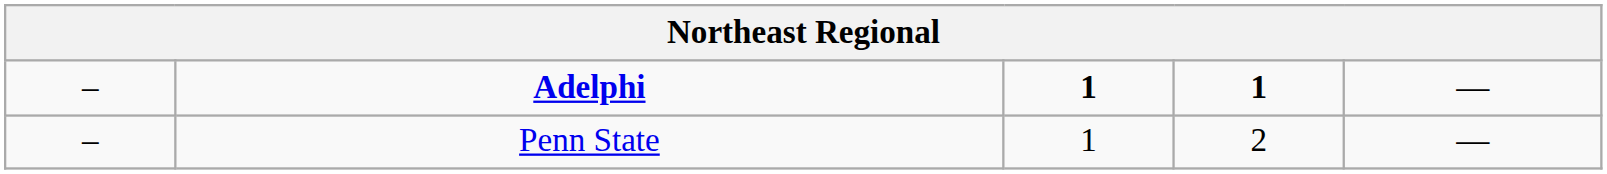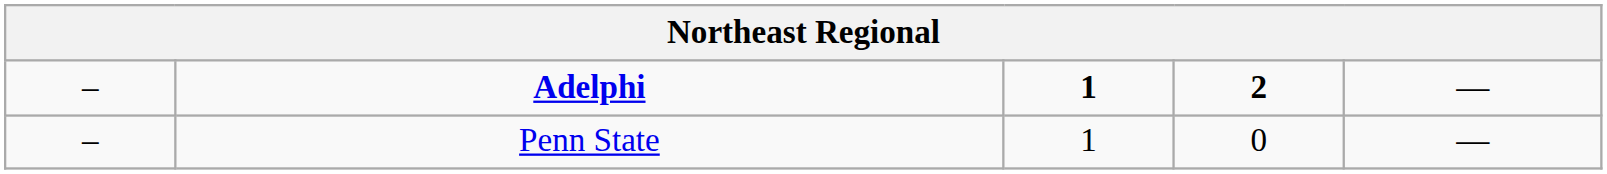(1259, 86) 1 -> (1259, 86) 2
(1259, 141) 2 -> (1259, 141) 0
